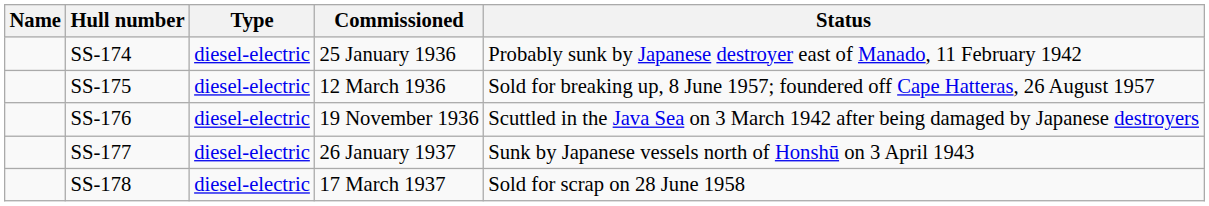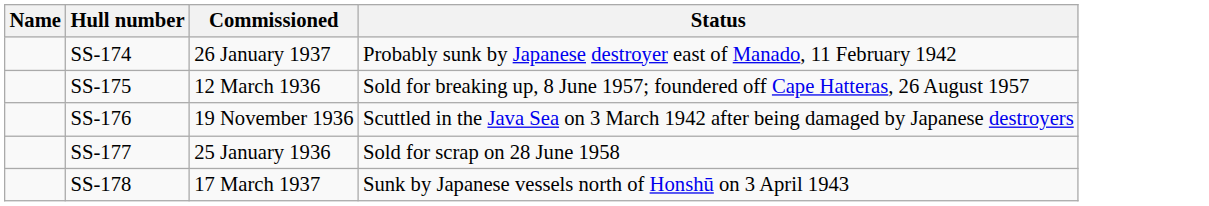- column: (252, 20)
(388, 53) 25 January 1936 -> (262, 53) 26 January 1937
(388, 151) 26 January 1937 -> (262, 151) 25 January 1936
(731, 151) Sunk by Japanese vessels north of Honshū on 3 April 1943 -> (491, 151) Sold for scrap on 28 June 1958
(617, 184) Sold for scrap on 28 June 1958 -> (606, 184) Sunk by Japanese vessels north of Honshū on 3 April 1943
